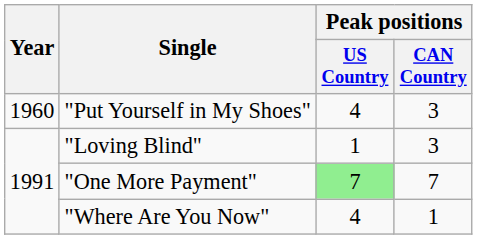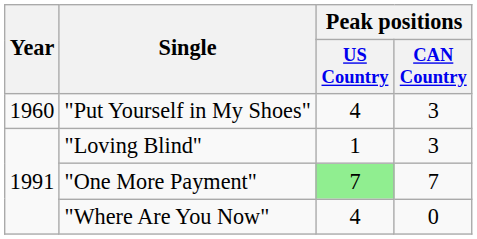(433, 216) 1 -> (433, 216) 0
